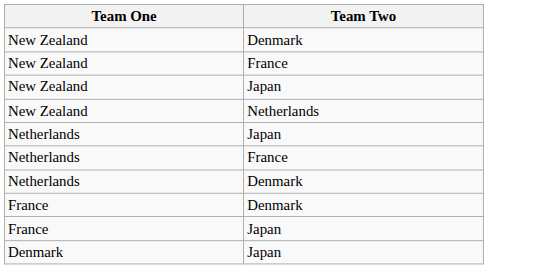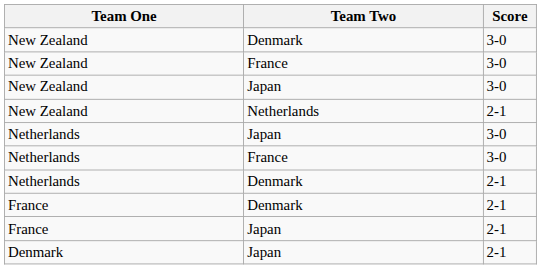+ column: (510, 16)
